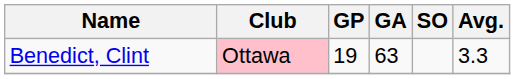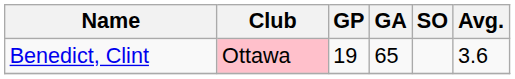(387, 55) 63 -> (387, 55) 65
(473, 55) 3.3 -> (473, 55) 3.6
